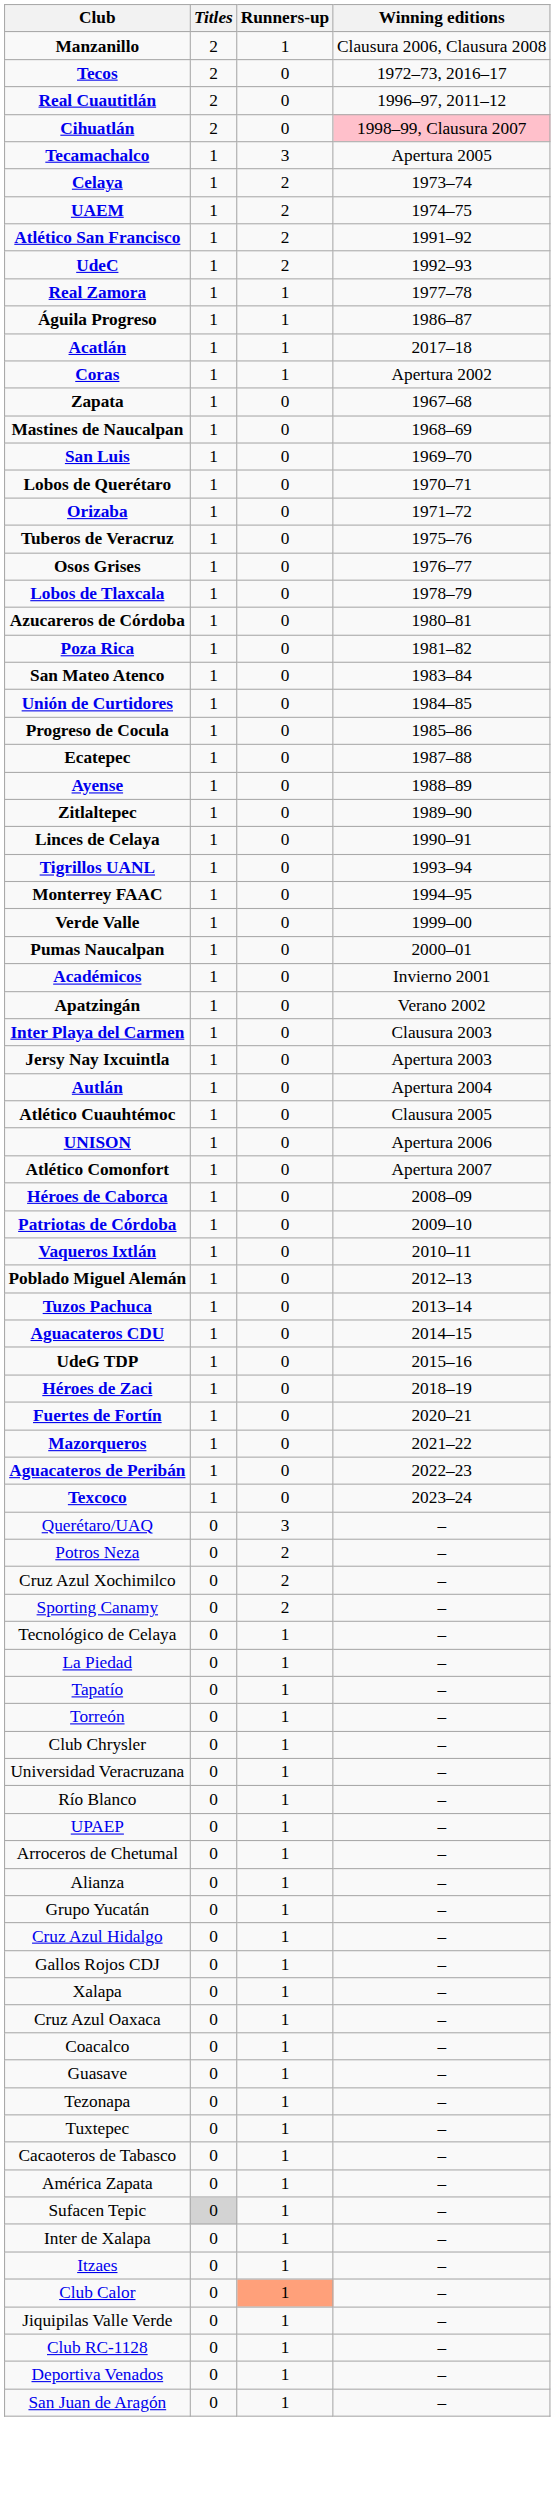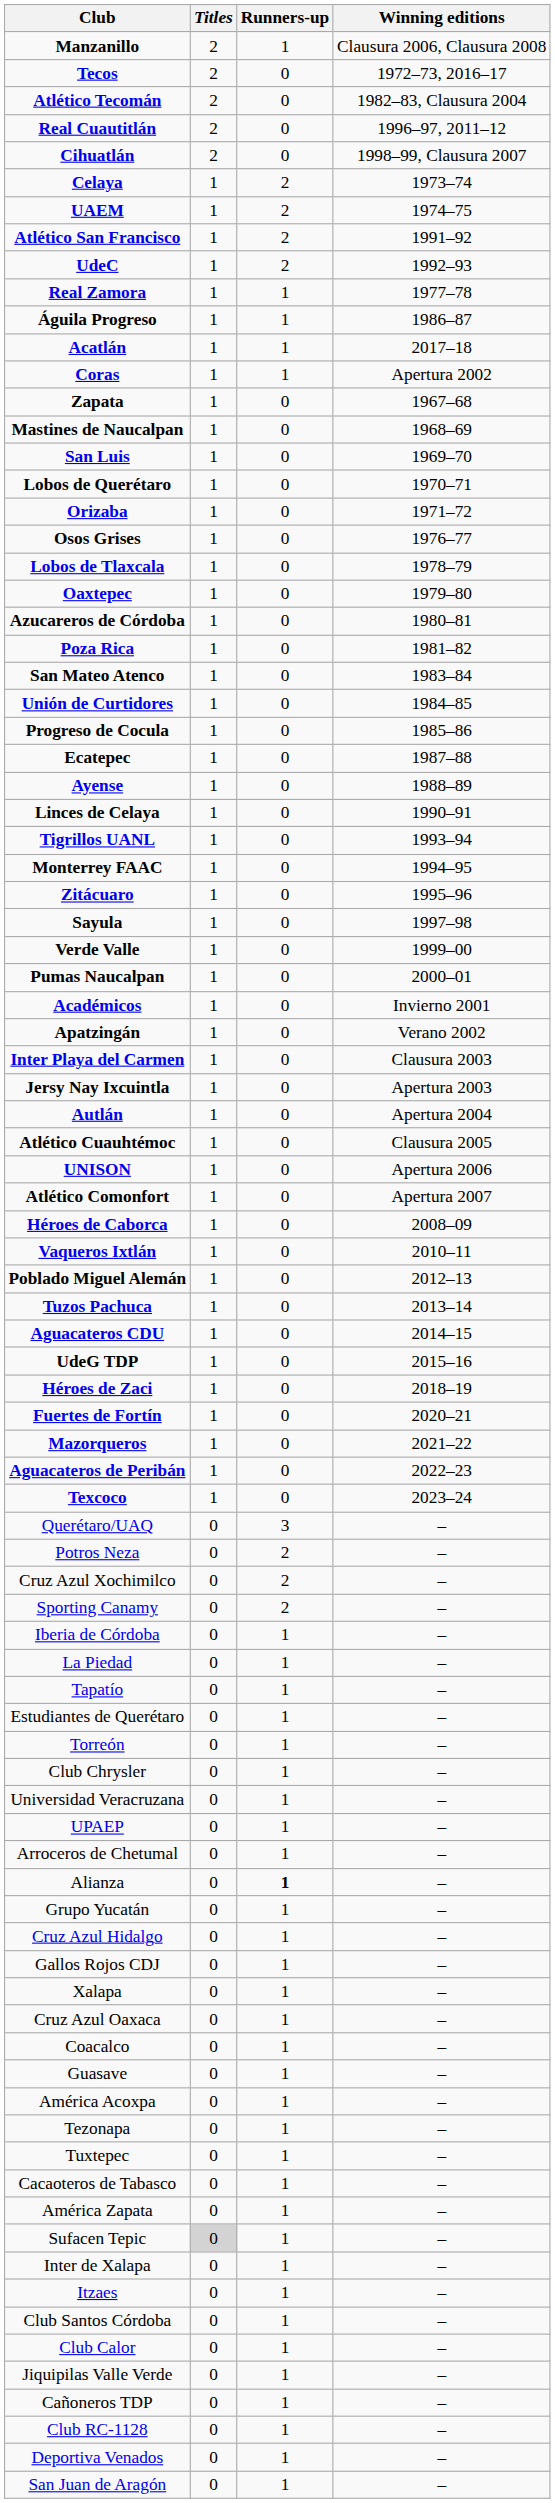+ row: (97, 100)
(442, 127) pink background -> (442, 155) no background
- row: (97, 155)
- row: (97, 538)
+ row: (97, 593)
- row: (97, 812)
+ row: (97, 895)
+ row: (97, 922)
- row: (97, 1224)
- row: (97, 1635)
+ row: (97, 1635)
+ row: (97, 1717)
- row: (97, 1799)
(285, 1881) normal -> (285, 1881) bold
+ row: (97, 2100)
+ row: (97, 2320)
(285, 2292) lightsalmon background -> (285, 2347) no background
+ row: (97, 2402)
